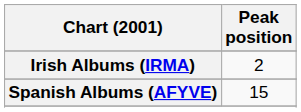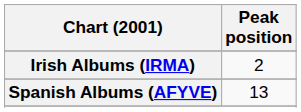(259, 92) 15 -> (259, 92) 13
